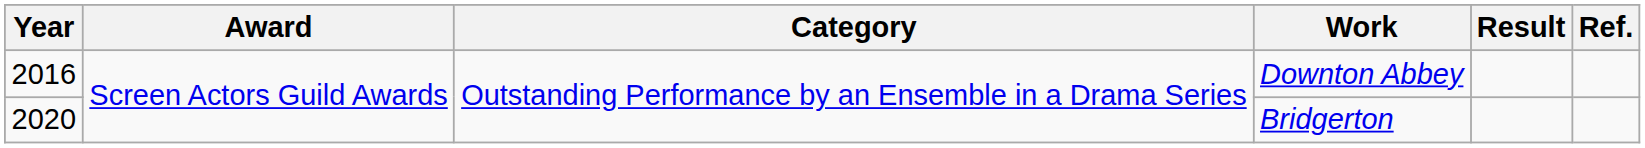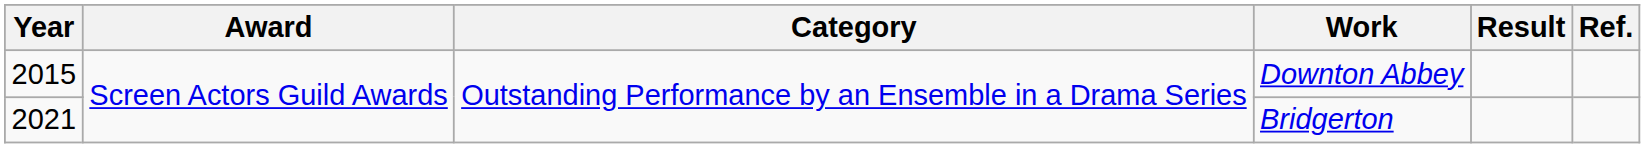(44, 73) 2016 -> (44, 73) 2015
(44, 119) 2020 -> (44, 119) 2021
